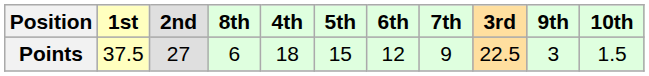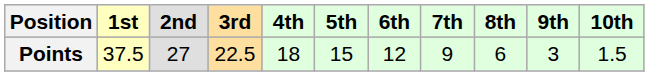columns swapped: (500, 21) <-> (234, 21)
